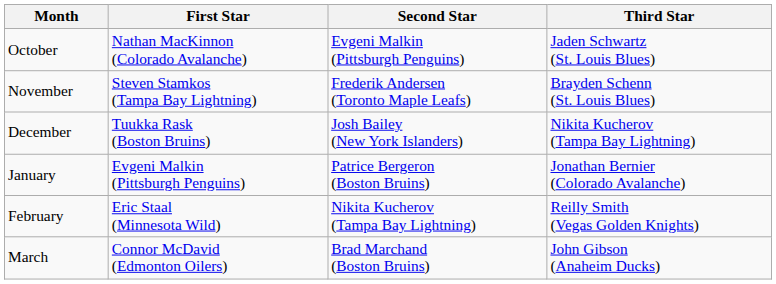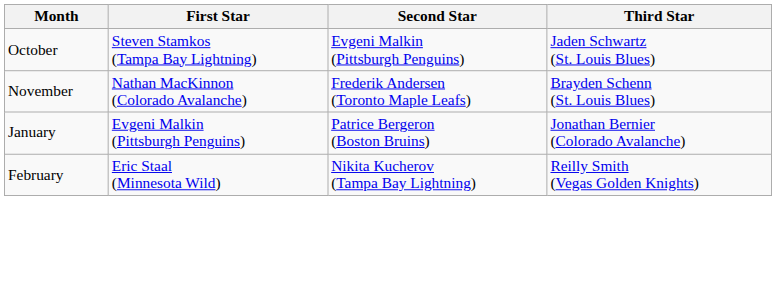(179, 49) Nathan MacKinnon (Colorado Avalanche) -> (184, 49) Steven Stamkos (Tampa Bay Lightning)
(184, 91) Steven Stamkos (Tampa Bay Lightning) -> (179, 91) Nathan MacKinnon (Colorado Avalanche)
- row: (40, 132)
- row: (28, 257)
